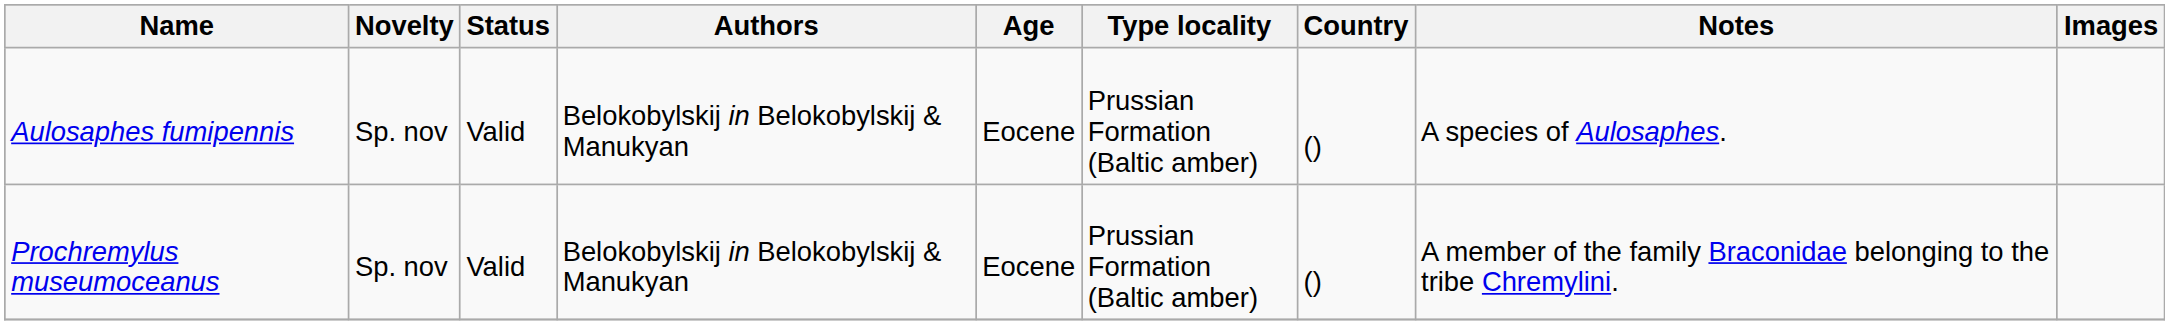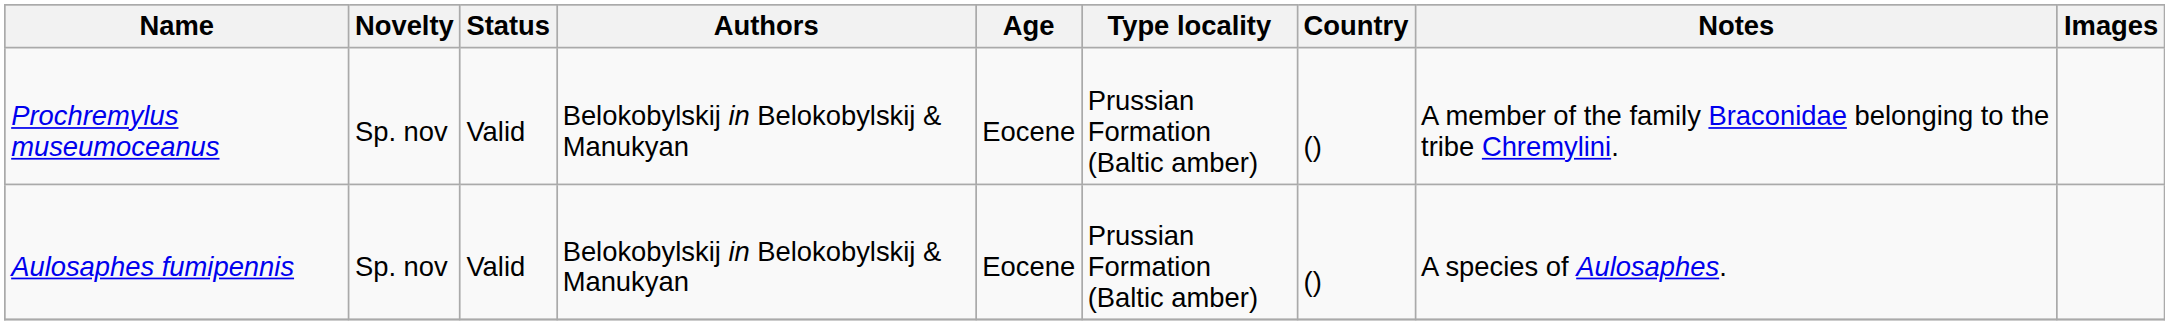rows swapped: (153, 131) <-> (115, 266)
